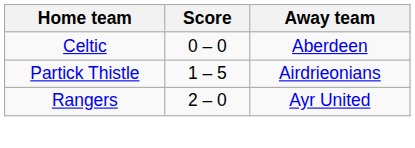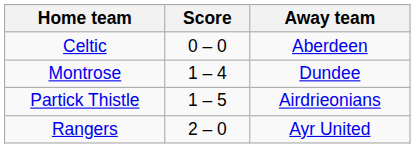+ row: (85, 73)
